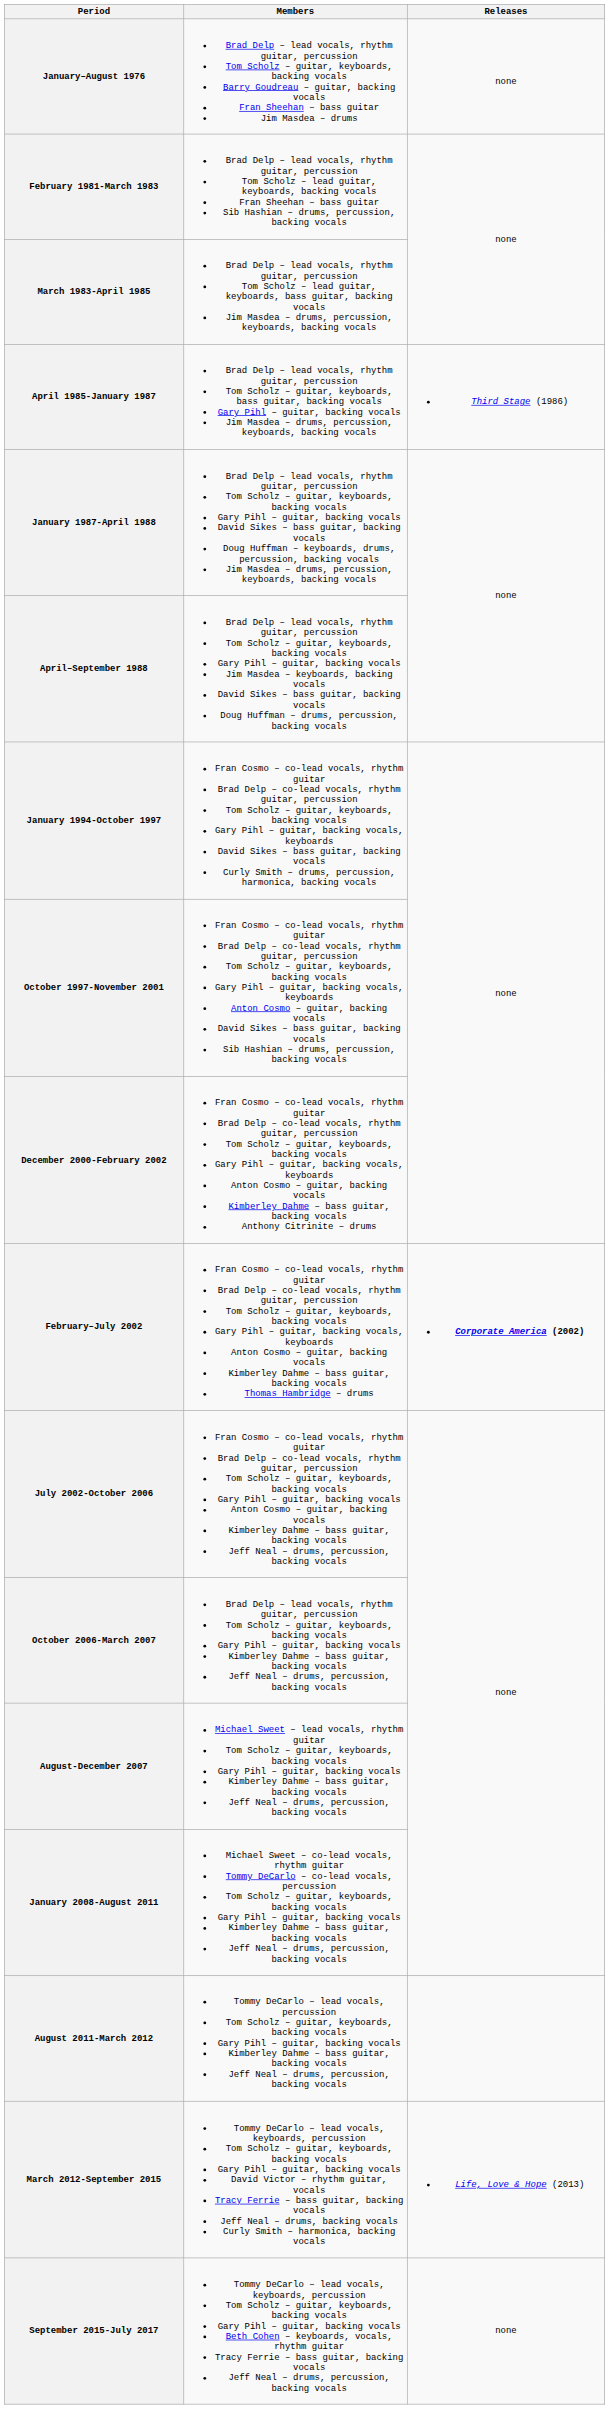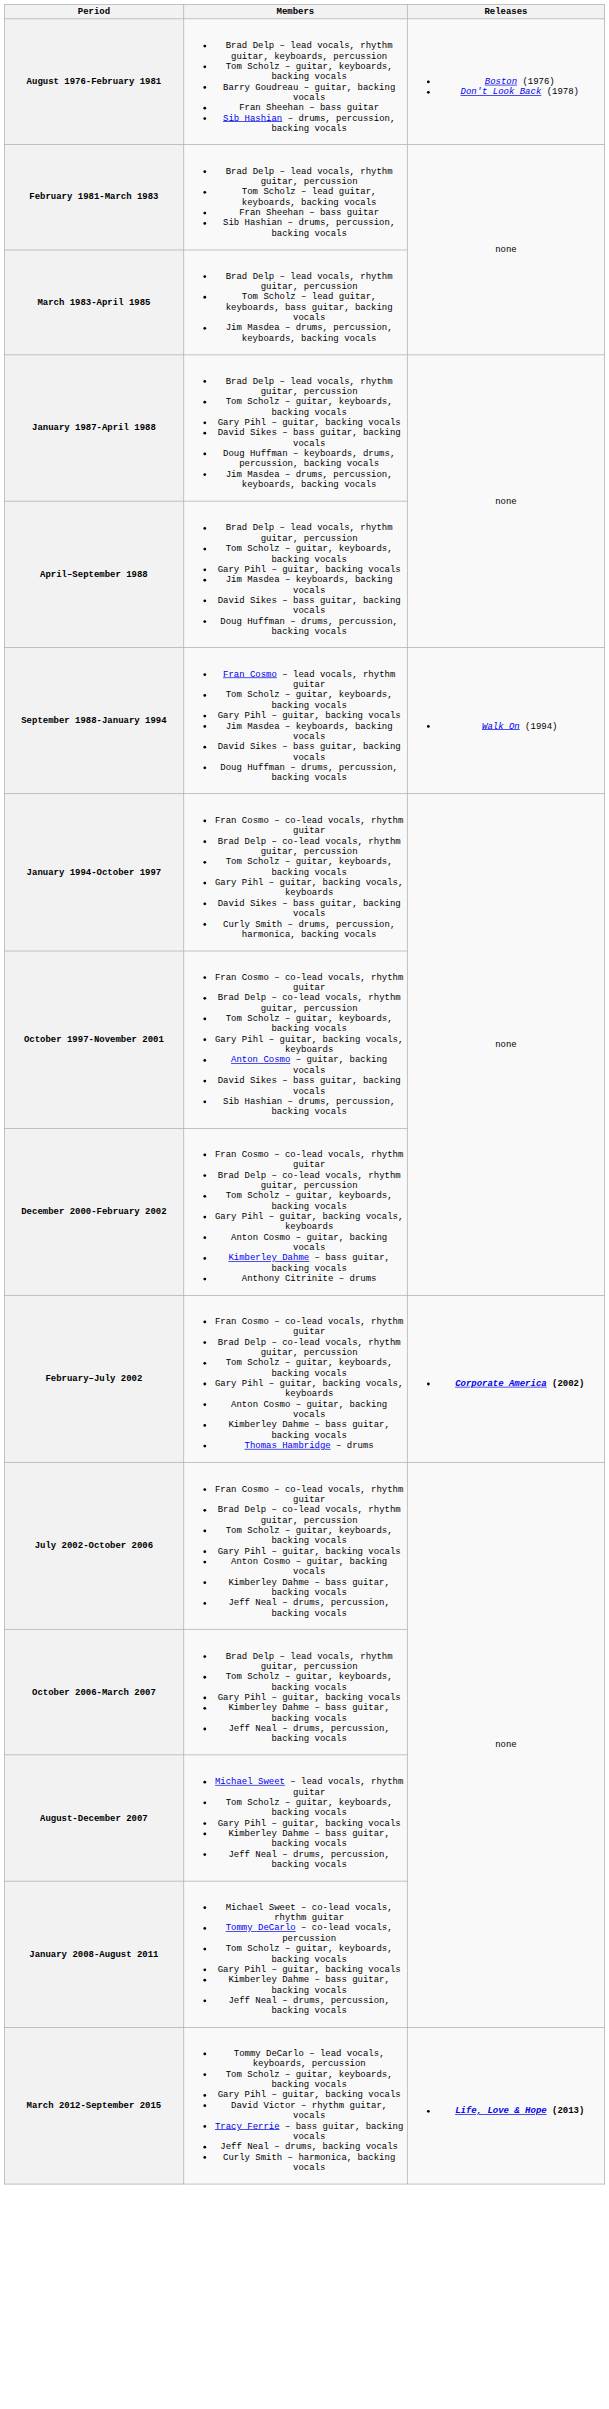- row: (94, 77)
+ row: (94, 82)
- row: (94, 397)
+ row: (94, 721)
- row: (94, 2038)
(506, 2185) normal -> (506, 2111) bold
- row: (94, 2331)
